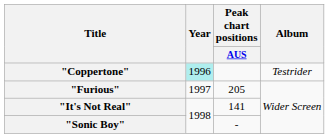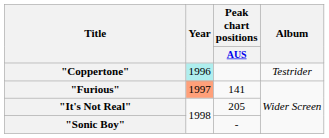(200, 89) no background -> (200, 89) lightsalmon background
(237, 89) 205 -> (237, 89) 141
(237, 107) 141 -> (237, 107) 205
